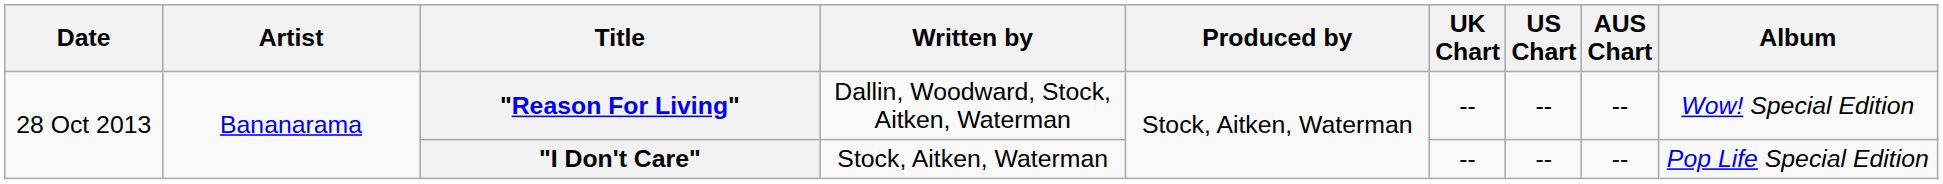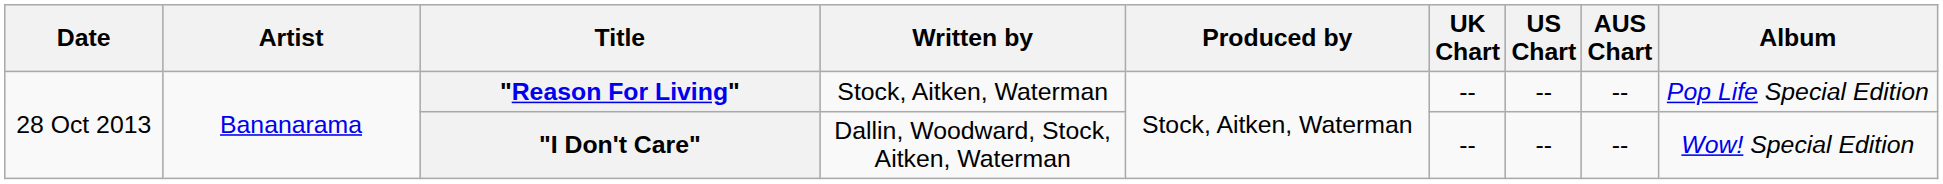(973, 105) Dallin, Woodward, Stock, Aitken, Waterman -> (973, 91) Stock, Aitken, Waterman
(1798, 105) Wow! Special Edition -> (1798, 91) Pop Life Special Edition
(973, 158) Stock, Aitken, Waterman -> (973, 144) Dallin, Woodward, Stock, Aitken, Waterman
(1798, 158) Pop Life Special Edition -> (1798, 144) Wow! Special Edition
